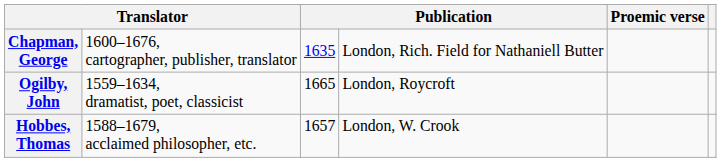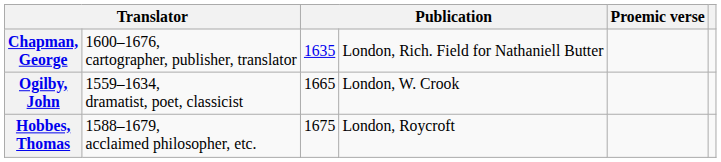(399, 84) London, Roycroft -> (401, 84) London, W. Crook
(320, 126) 1657 -> (320, 126) 1675
(401, 126) London, W. Crook -> (399, 126) London, Roycroft
